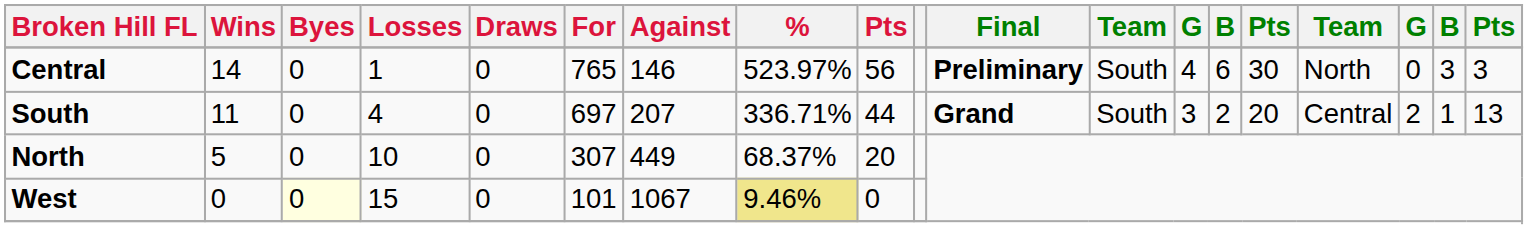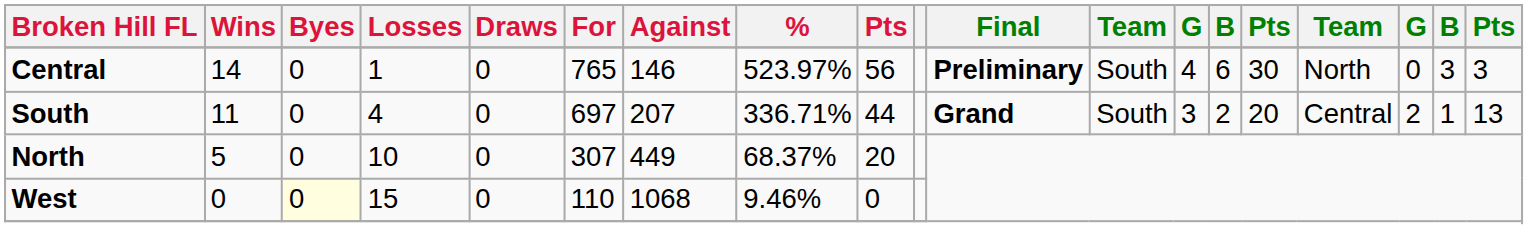(594, 199) 101 -> (593, 199) 110
(660, 199) 1067 -> (660, 199) 1068
(782, 199) khaki background -> (782, 199) no background
